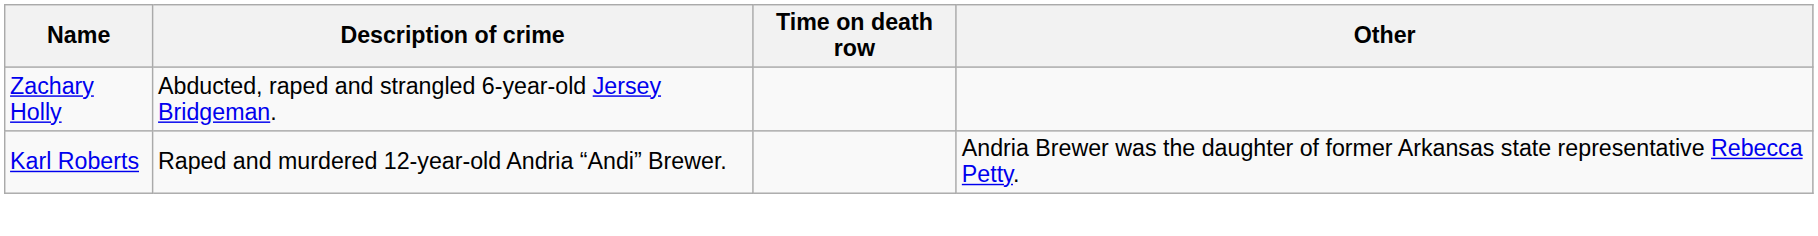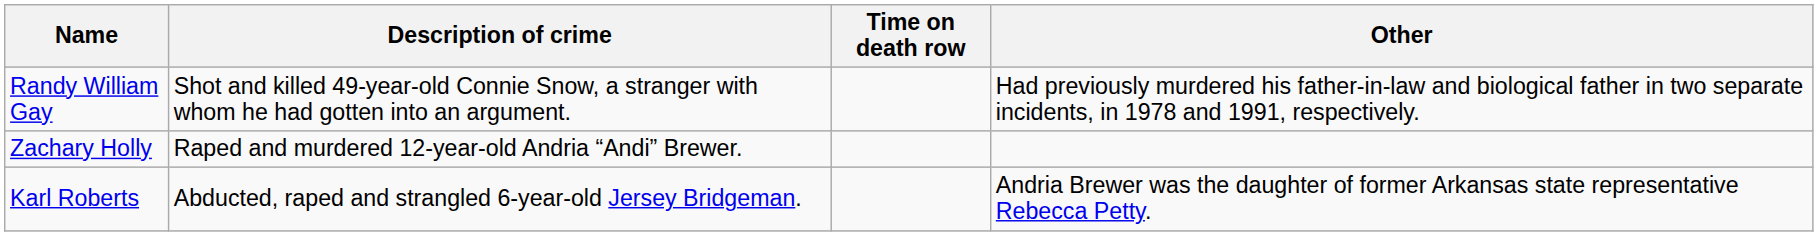+ row: (84, 98)
(410, 98) Abducted, raped and strangled 6-year-old Jersey Bridgeman. -> (458, 148) Raped and murdered 12-year-old Andria “Andi” Brewer.
(442, 161) Raped and murdered 12-year-old Andria “Andi” Brewer. -> (488, 198) Abducted, raped and strangled 6-year-old Jersey Bridgeman.
